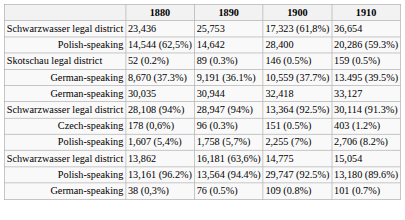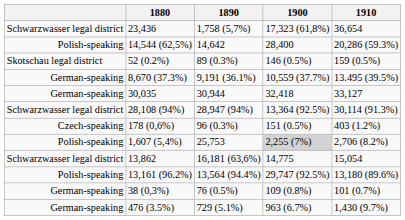(211, 28) 25,753 -> (224, 28) 1,758 (5,7%)
(224, 142) 1,758 (5,7%) -> (211, 142) 25,753
(288, 142) no background -> (288, 142) lightgrey background
+ row: (151, 207)
